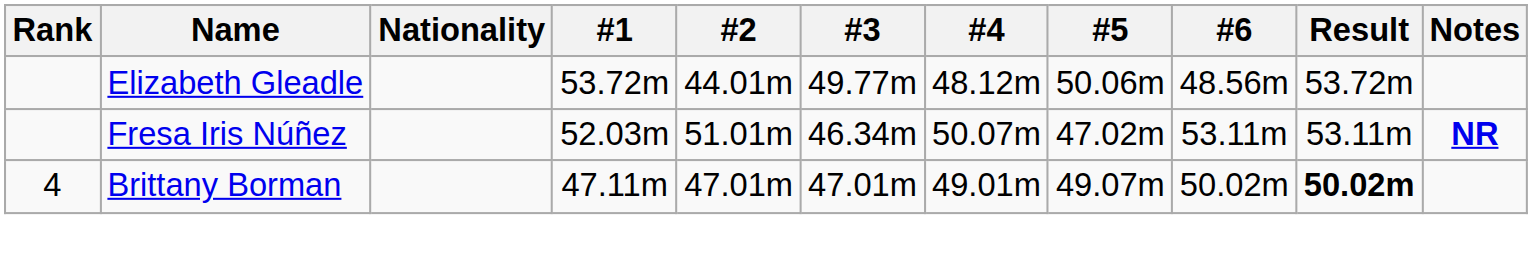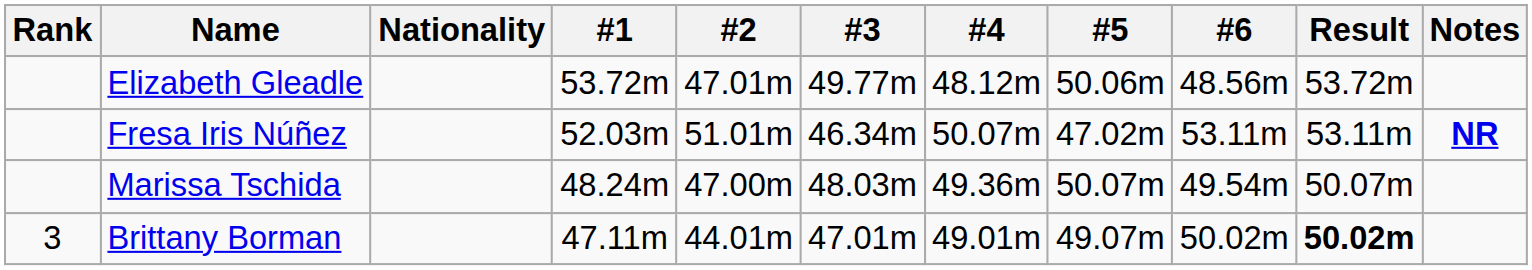(739, 82) 44.01m -> (739, 82) 47.01m
+ row: (224, 185)
(52, 185) 4 -> (52, 237) 3
(739, 185) 47.01m -> (739, 237) 44.01m
